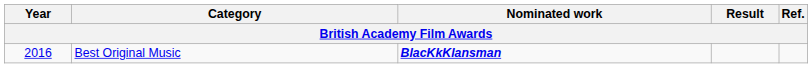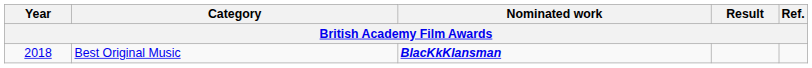(38, 53) 2016 -> (38, 53) 2018
